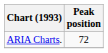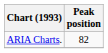(84, 39) 72 -> (84, 39) 82
